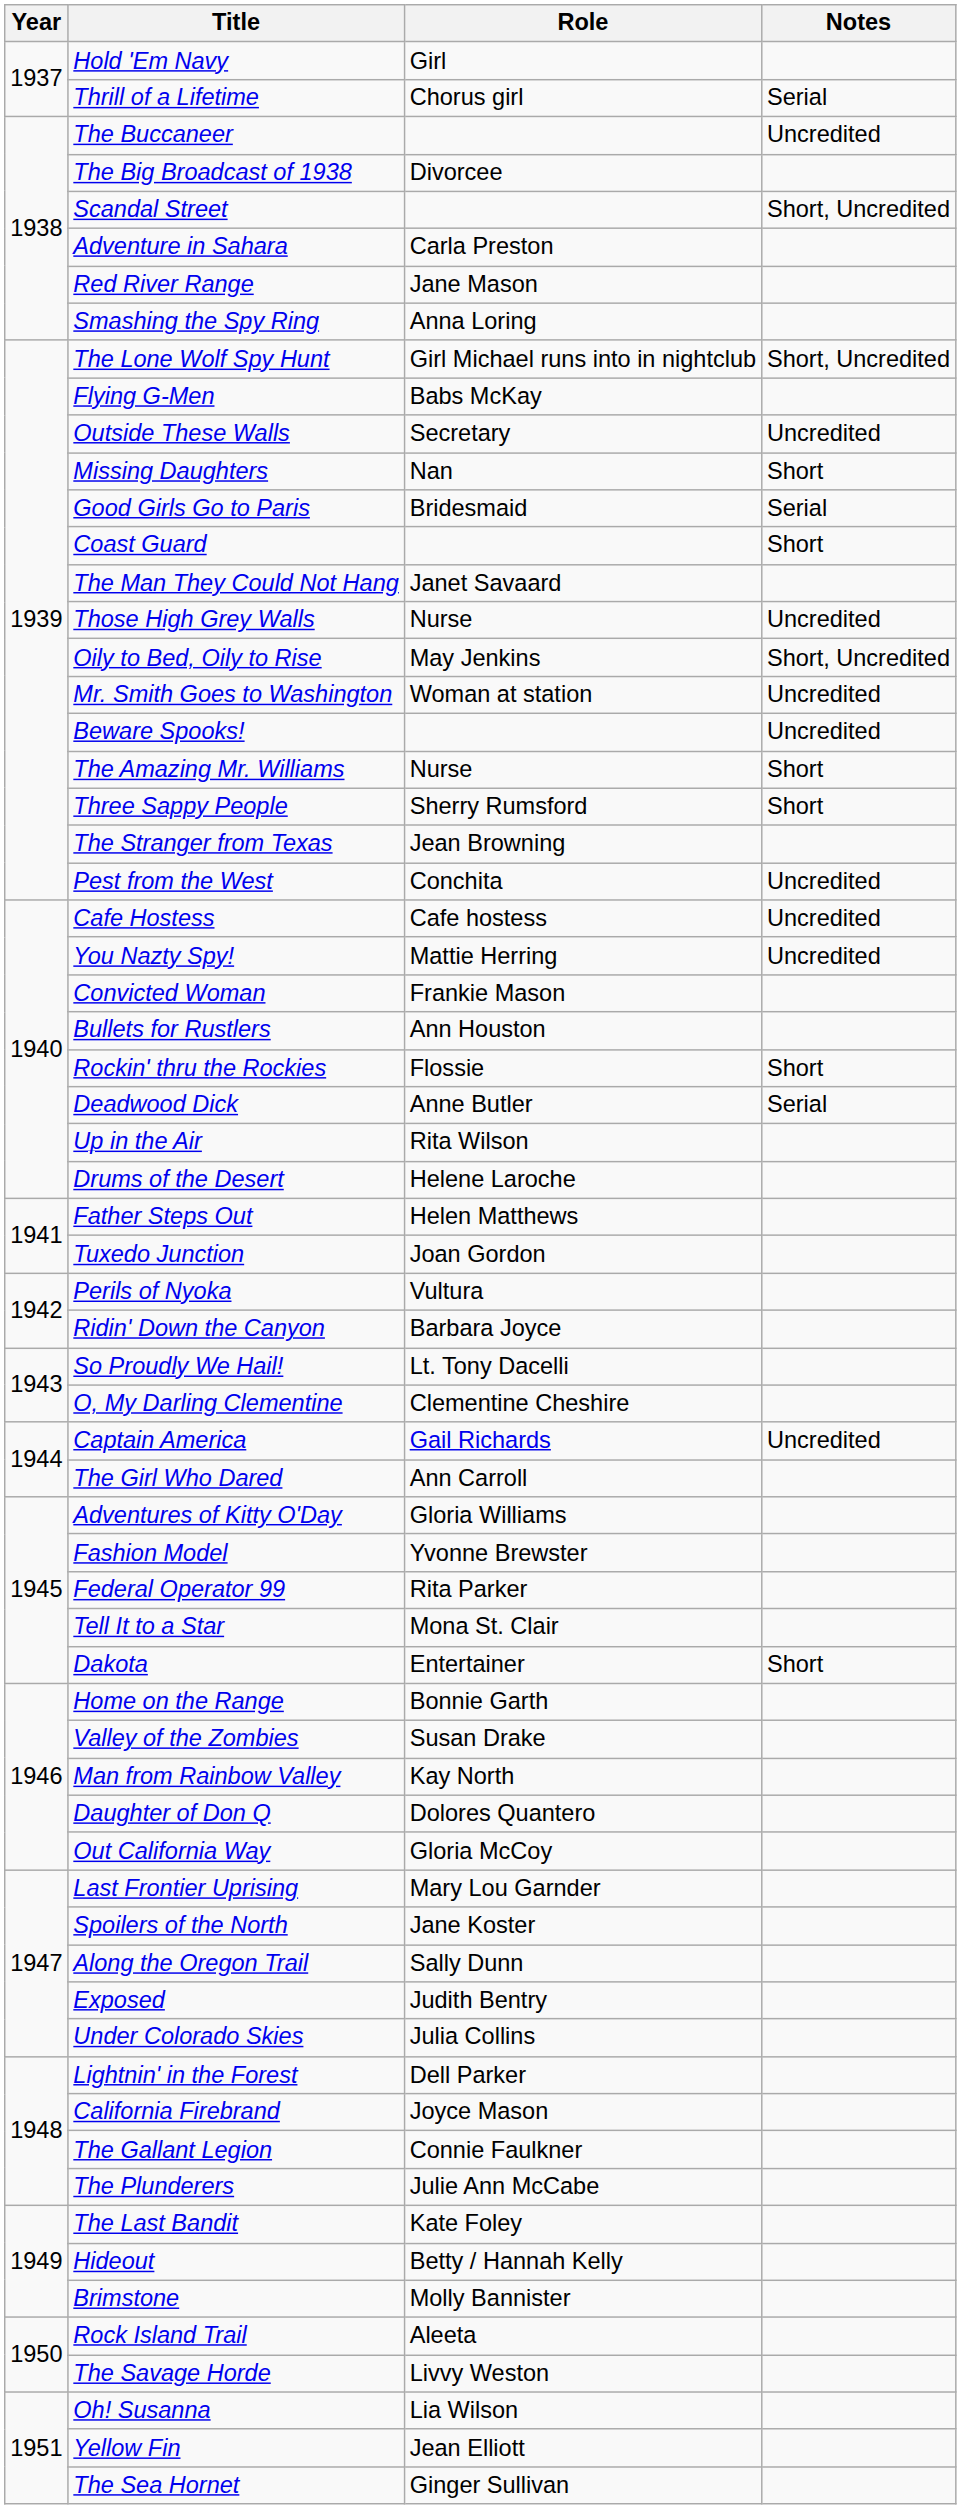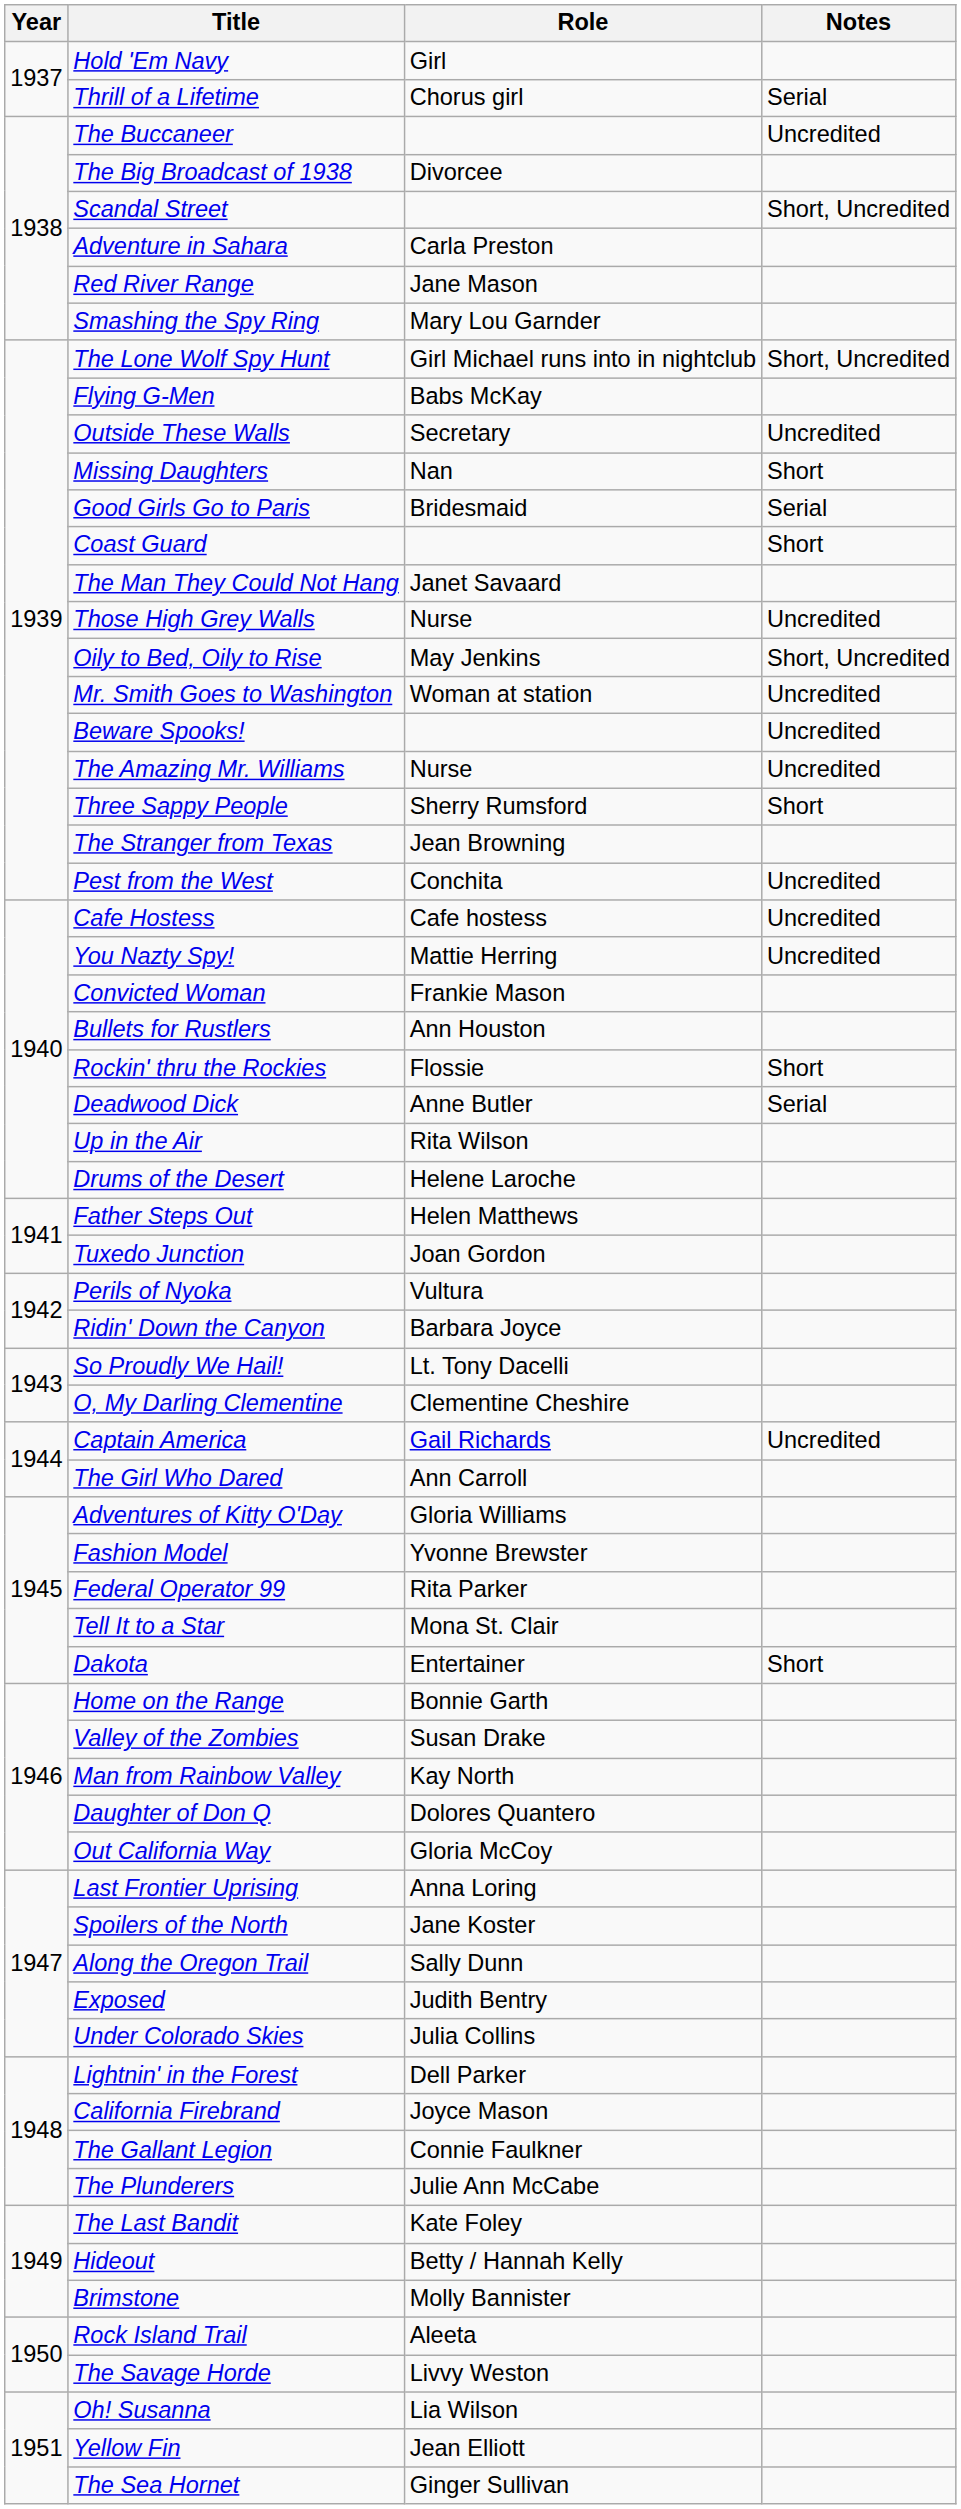(473, 321) Anna Loring -> (505, 321) Mary Lou Garnder
(795, 769) Short -> (824, 769) Uncredited
(505, 1888) Mary Lou Garnder -> (473, 1888) Anna Loring
